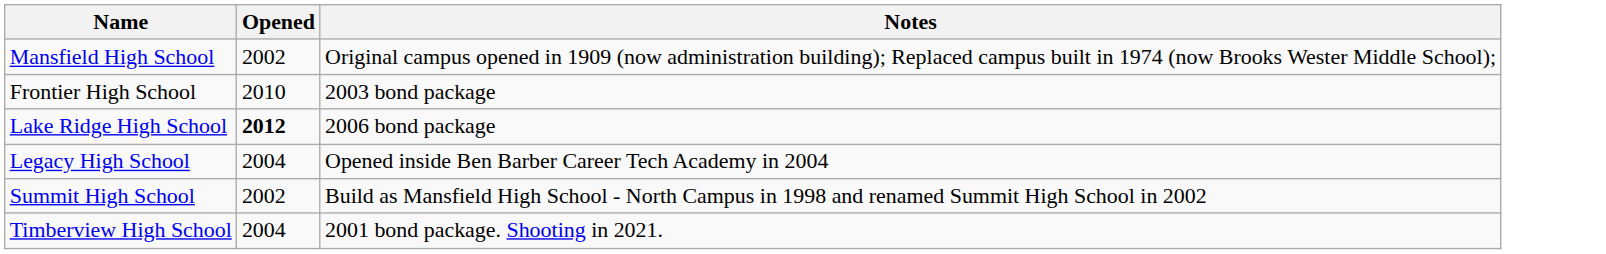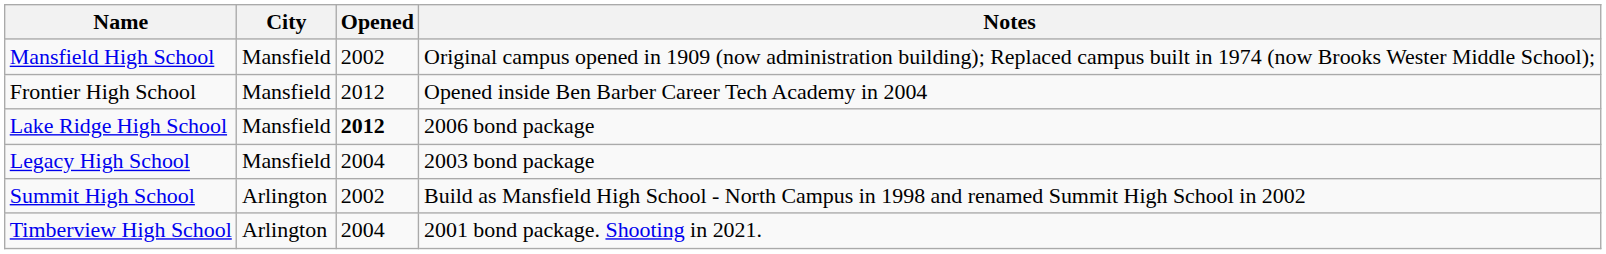+ column: (286, 21)
(264, 91) 2010 -> (363, 91) 2012
(410, 91) 2003 bond package -> (676, 91) Opened inside Ben Barber Career Tech Academy in 2004
(577, 160) Opened inside Ben Barber Career Tech Academy in 2004 -> (509, 160) 2003 bond package
